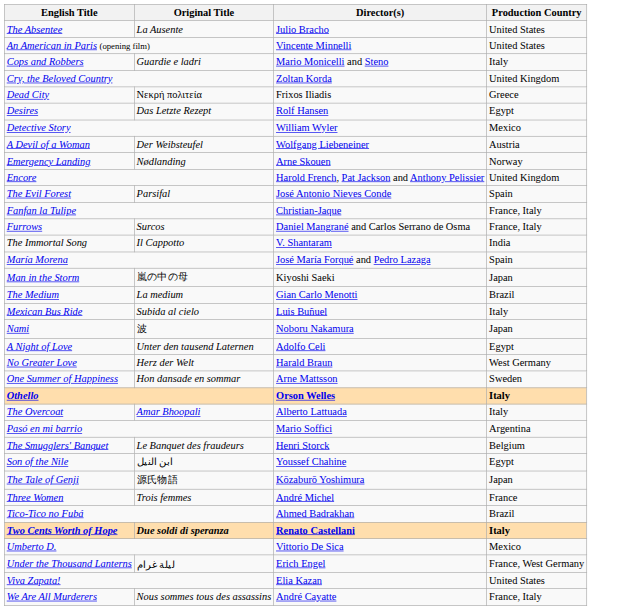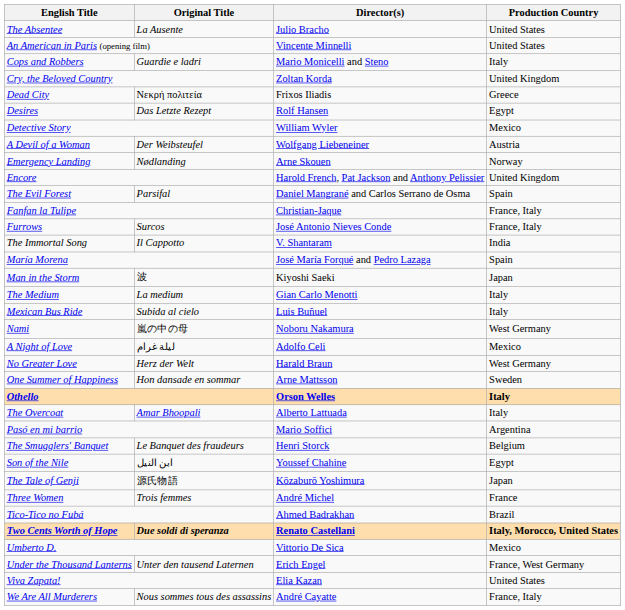(334, 194) José Antonio Nieves Conde -> (373, 194) Daniel Mangrané and Carlos Serrano de Osma
(373, 227) Daniel Mangrané and Carlos Serrano de Osma -> (334, 227) José Antonio Nieves Conde
(163, 277) 嵐の中の母 -> (142, 277) 波
(502, 295) Brazil -> (499, 295) Italy
(142, 328) 波 -> (163, 328) 嵐の中の母
(501, 329) Japan -> (520, 329) West Germany
(195, 346) Unter den tausend Laternen -> (156, 347) ليلة غرام
(502, 346) Egypt -> (505, 346) Mexico
(500, 530) Italy -> (554, 531) Italy, Morocco, United States
(156, 564) ليلة غرام -> (195, 564) Unter den tausend Laternen
